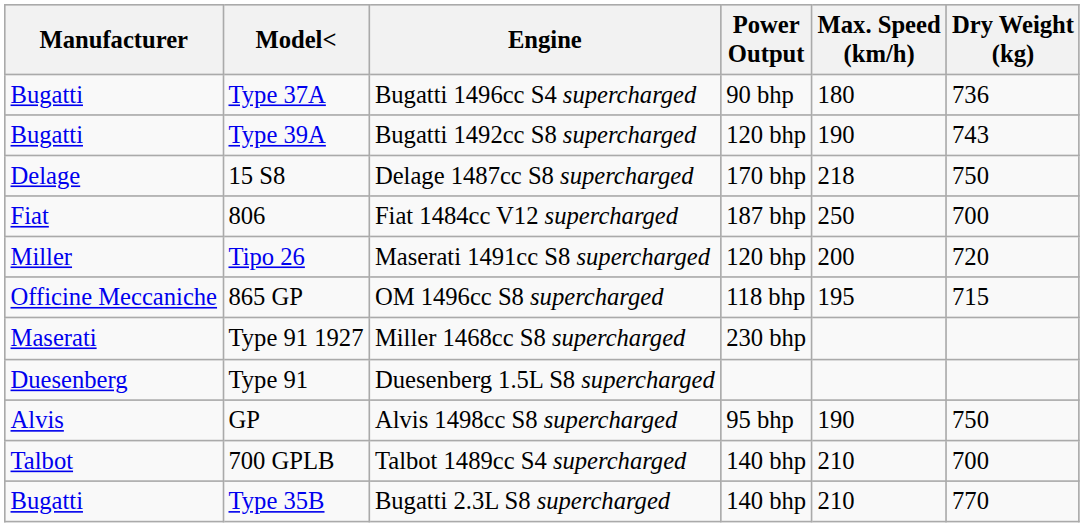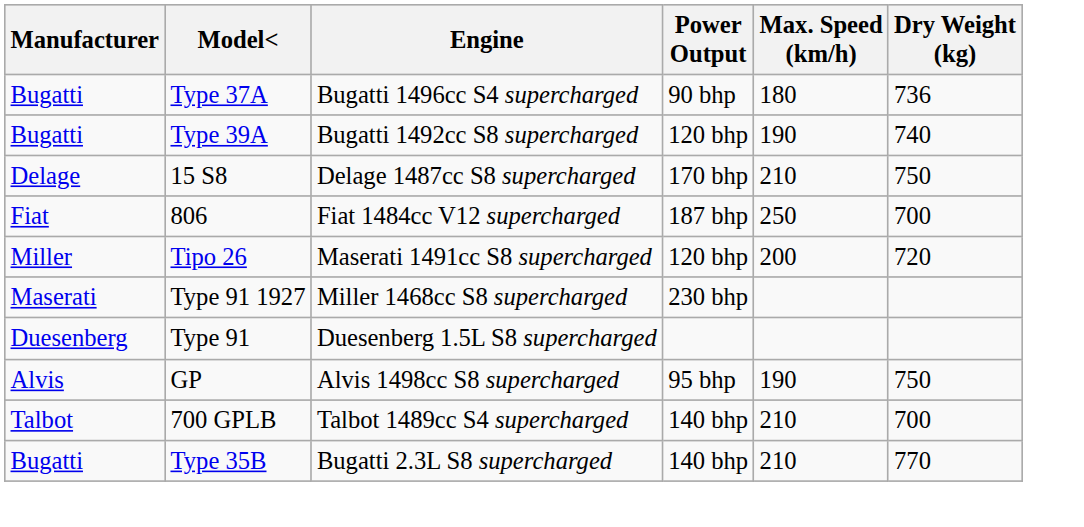(971, 135) 743 -> (912, 135) 740
(836, 175) 218 -> (778, 175) 210
- row: (266, 297)
